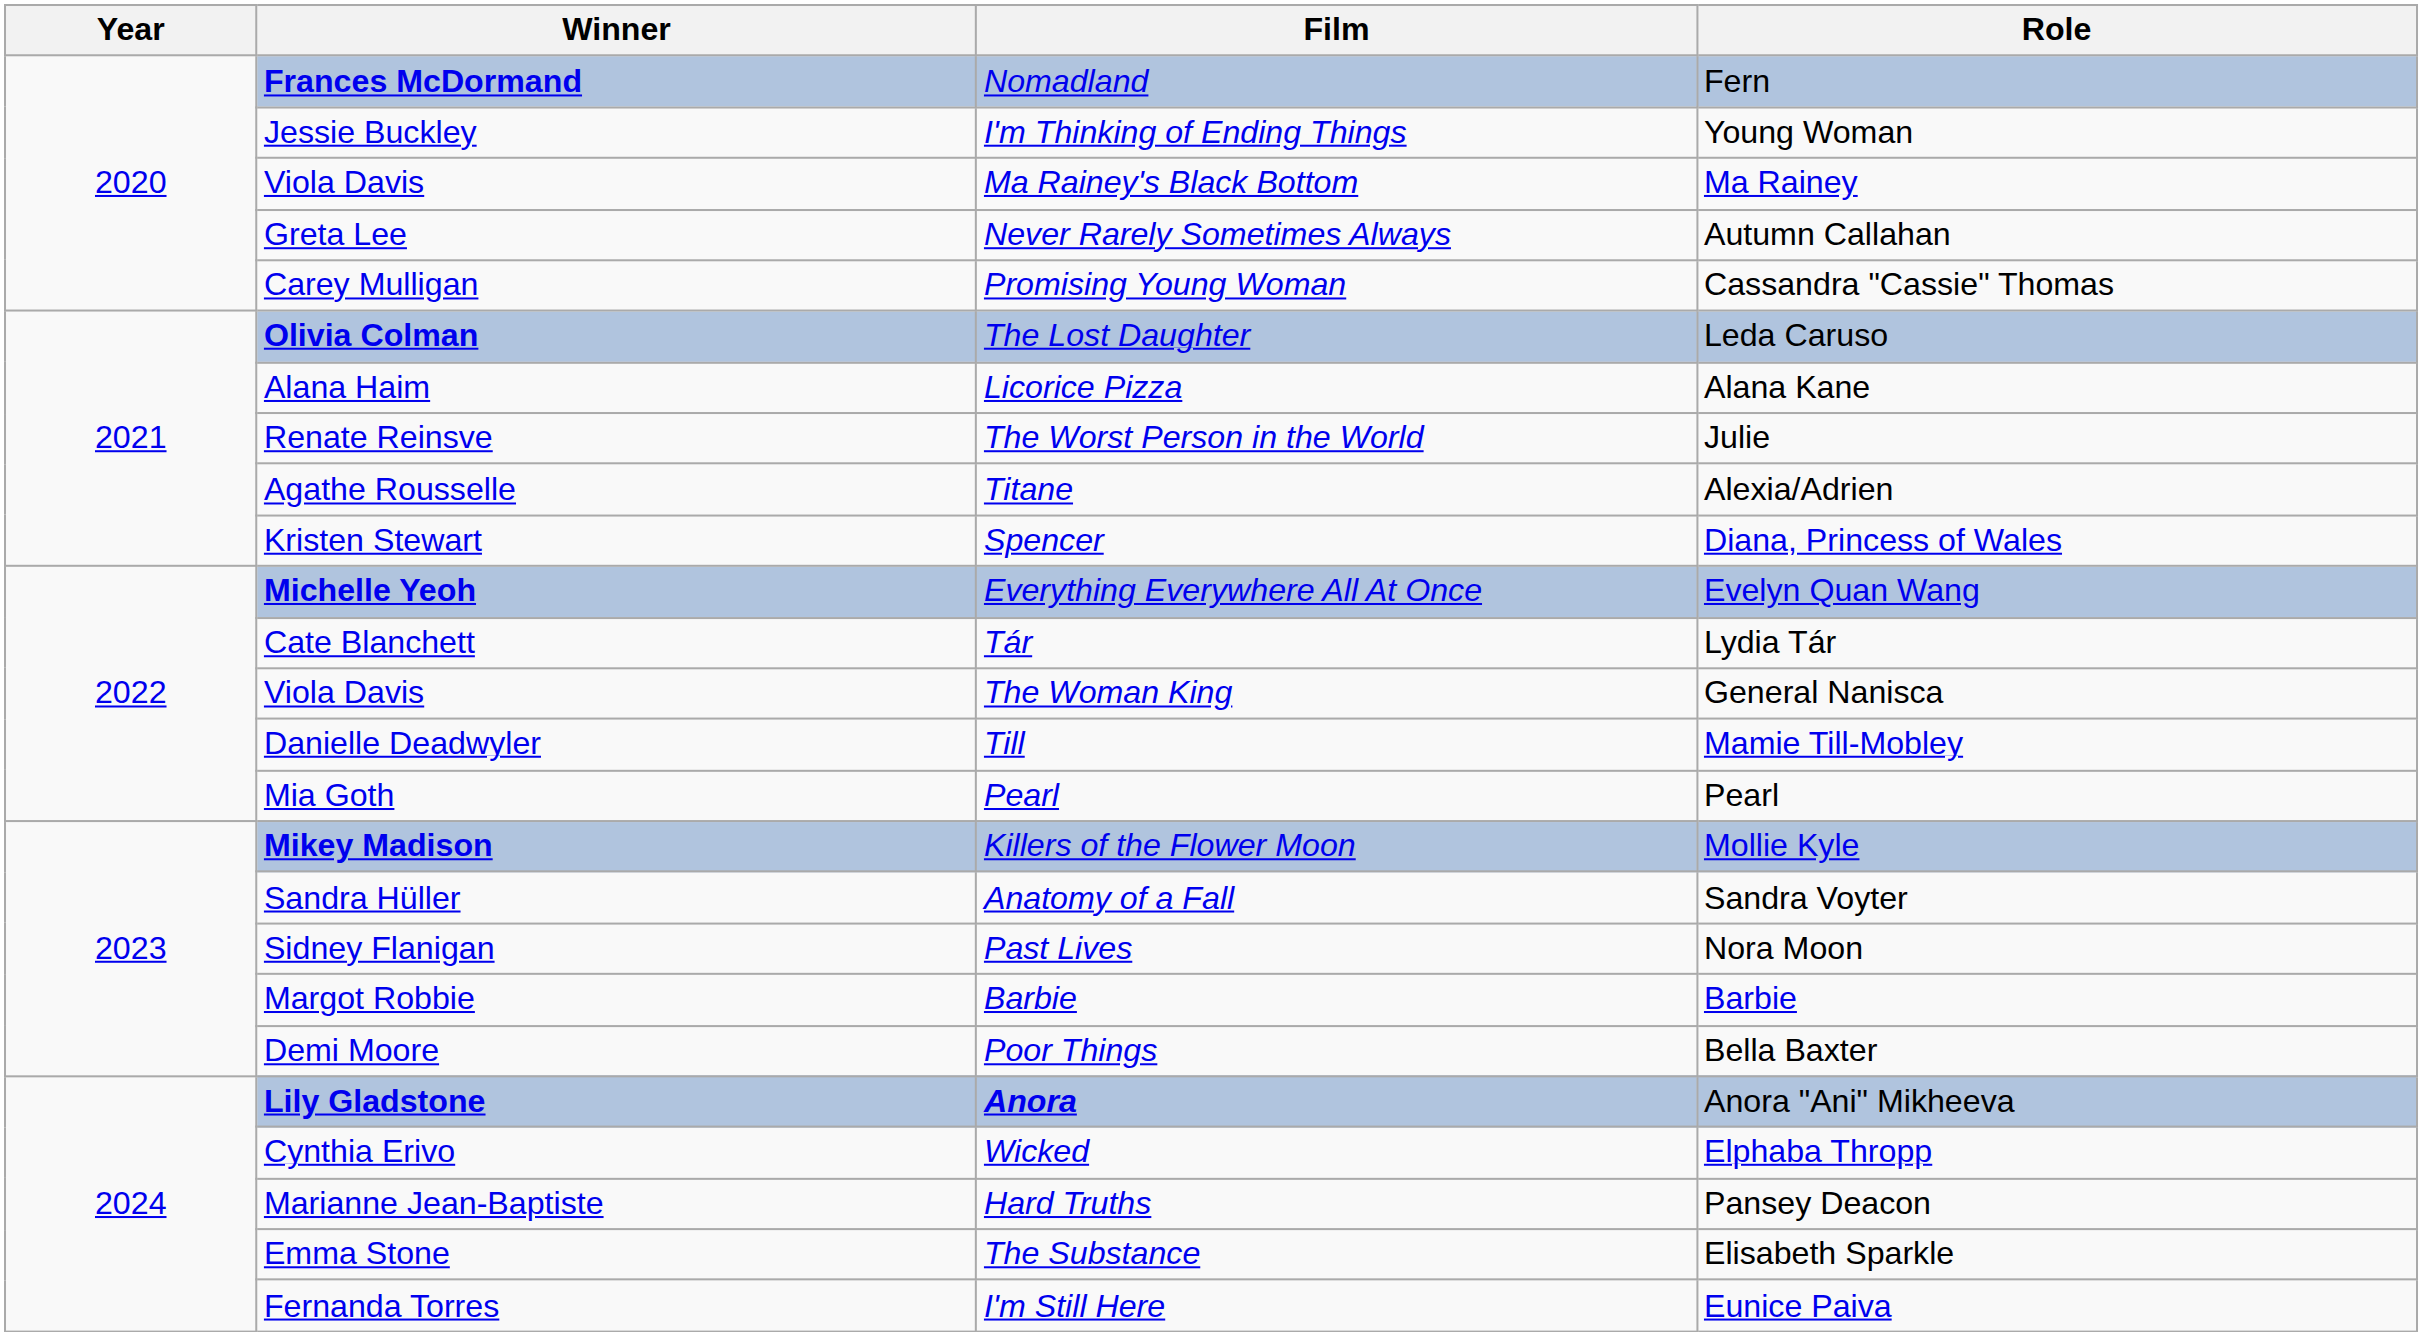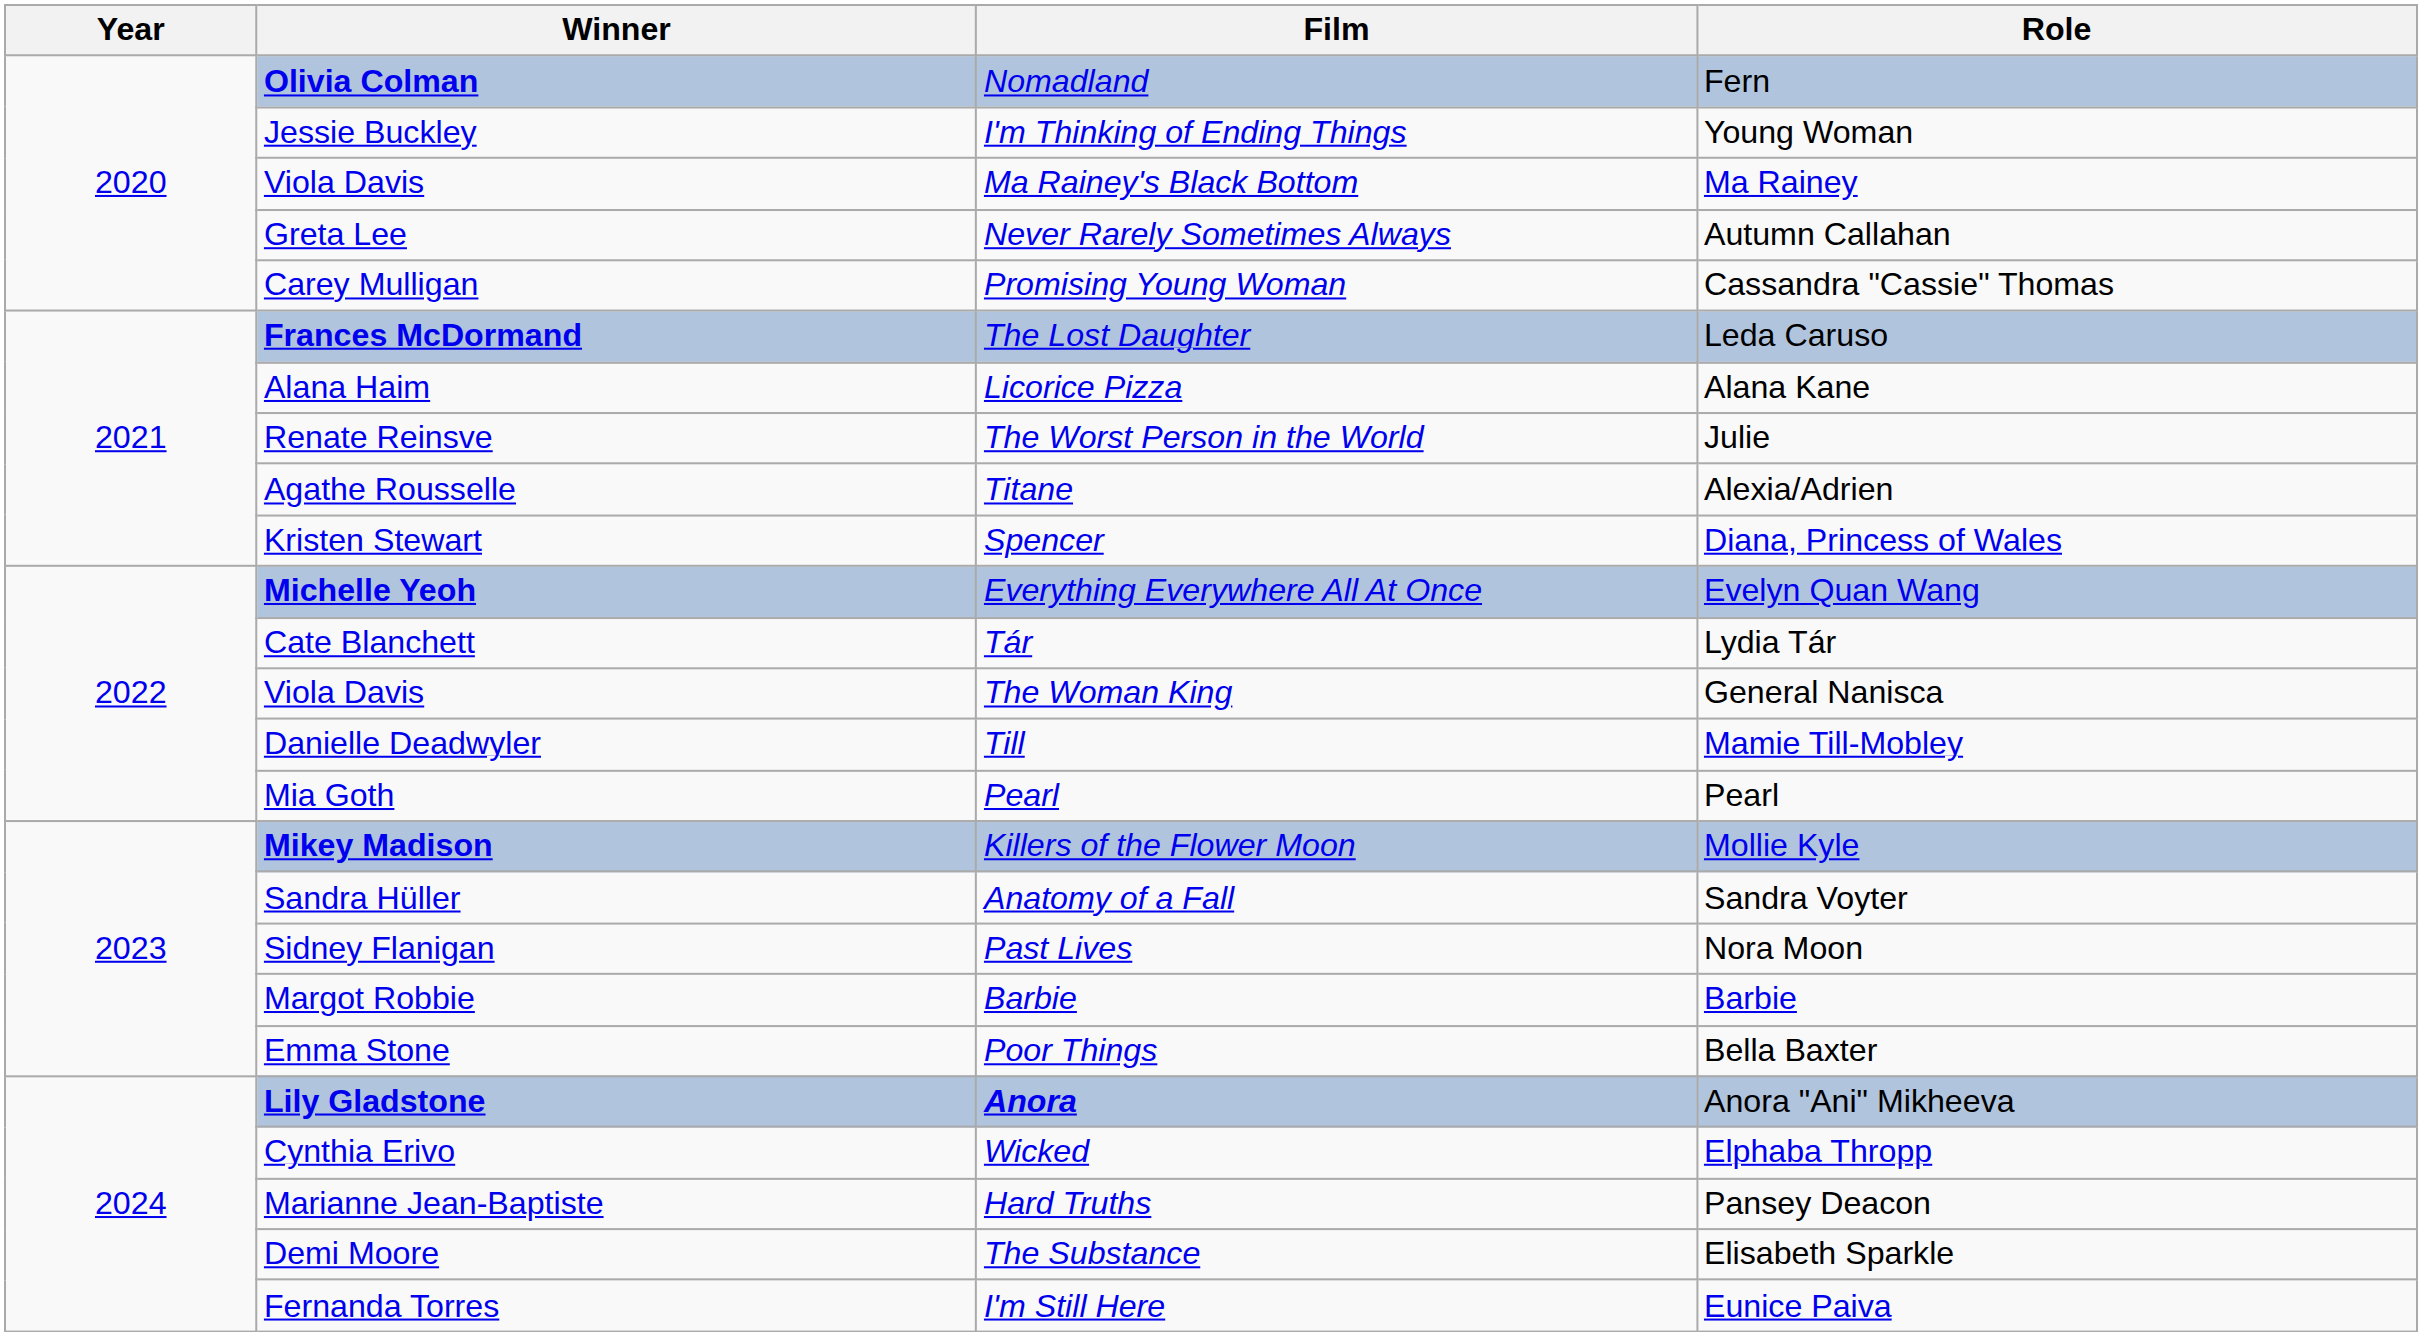(423, 81) Frances McDormand -> (371, 81) Olivia Colman
(371, 336) Olivia Colman -> (423, 336) Frances McDormand
(351, 1050) Demi Moore -> (357, 1050) Emma Stone
(357, 1254) Emma Stone -> (351, 1254) Demi Moore
